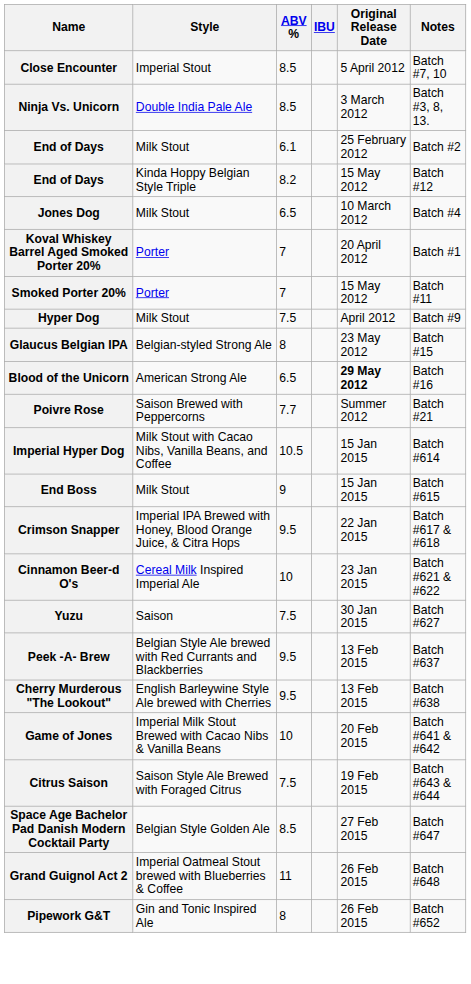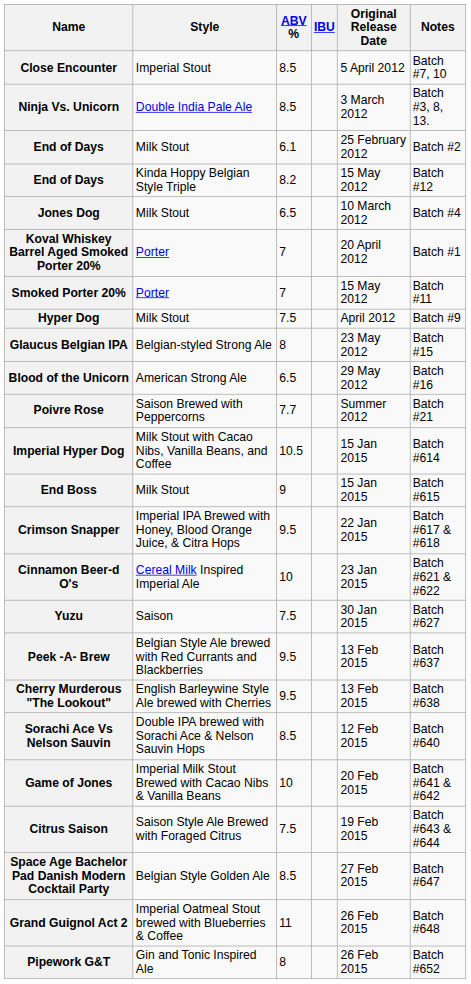(361, 377) bold -> (360, 377) normal
+ row: (69, 736)
